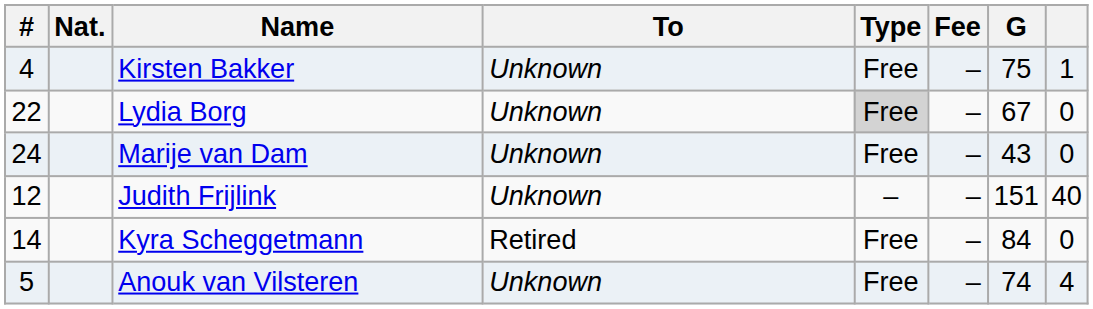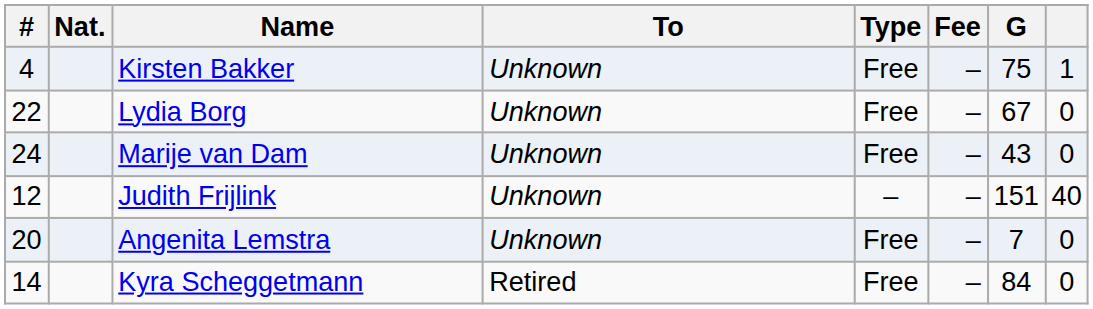(891, 111) lightgrey background -> (891, 111) no background
+ row: (224, 239)
- row: (238, 282)
